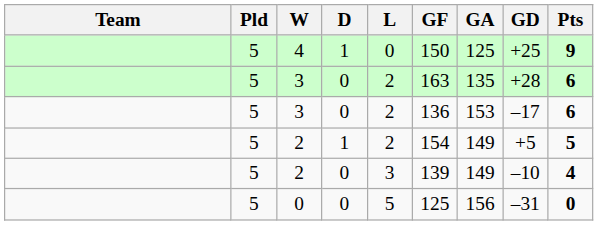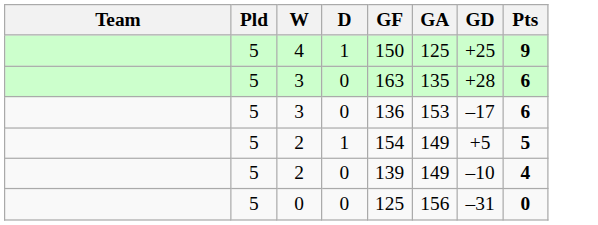- column: (390, 19)
